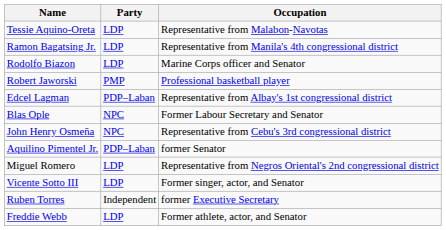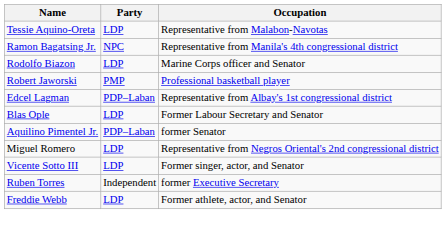(113, 47) LDP -> (114, 47) NPC
(114, 115) NPC -> (113, 115) LDP
- row: (51, 132)
